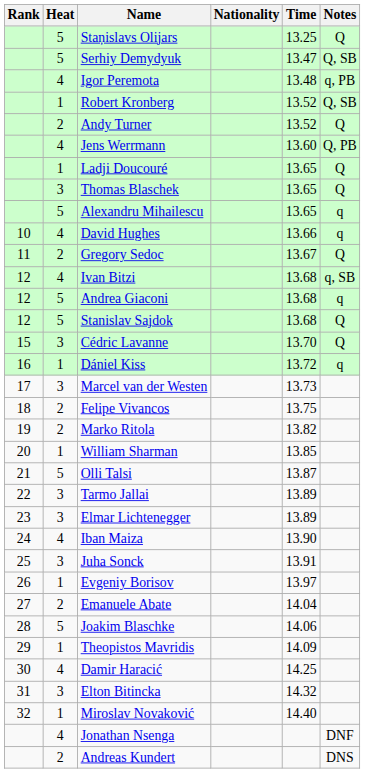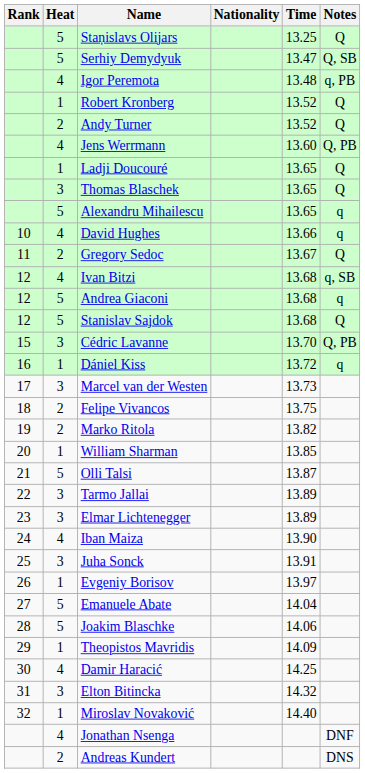(340, 102) Q, SB -> (340, 102) Q
(340, 342) Q -> (340, 342) Q, PB
(60, 604) 2 -> (60, 604) 5
